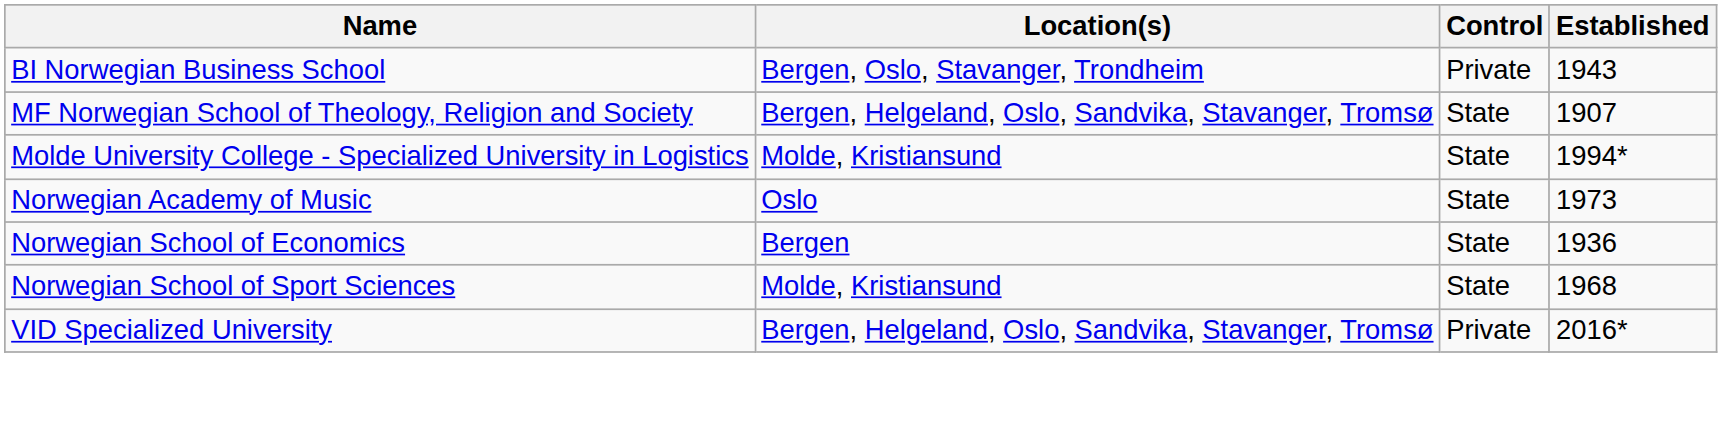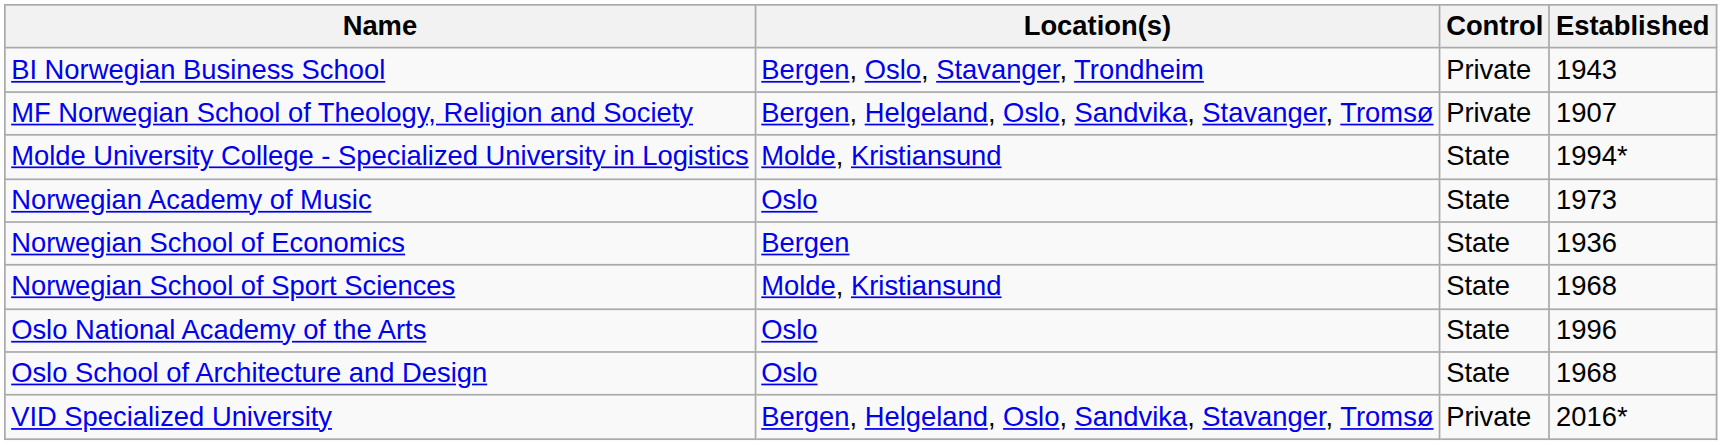(1478, 112) State -> (1489, 112) Private
+ row: (219, 329)
+ row: (249, 373)
